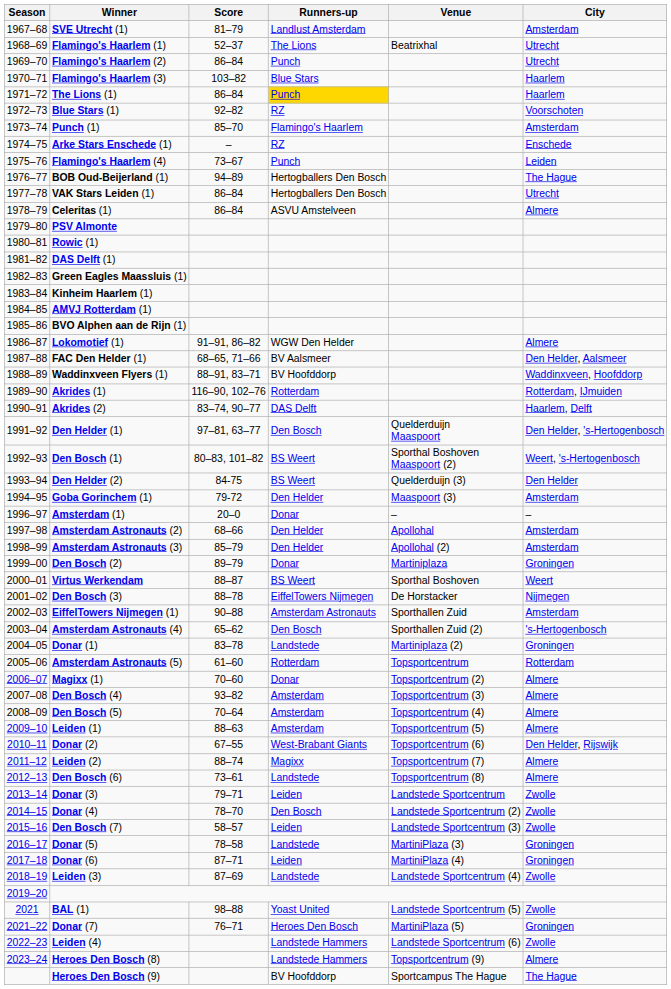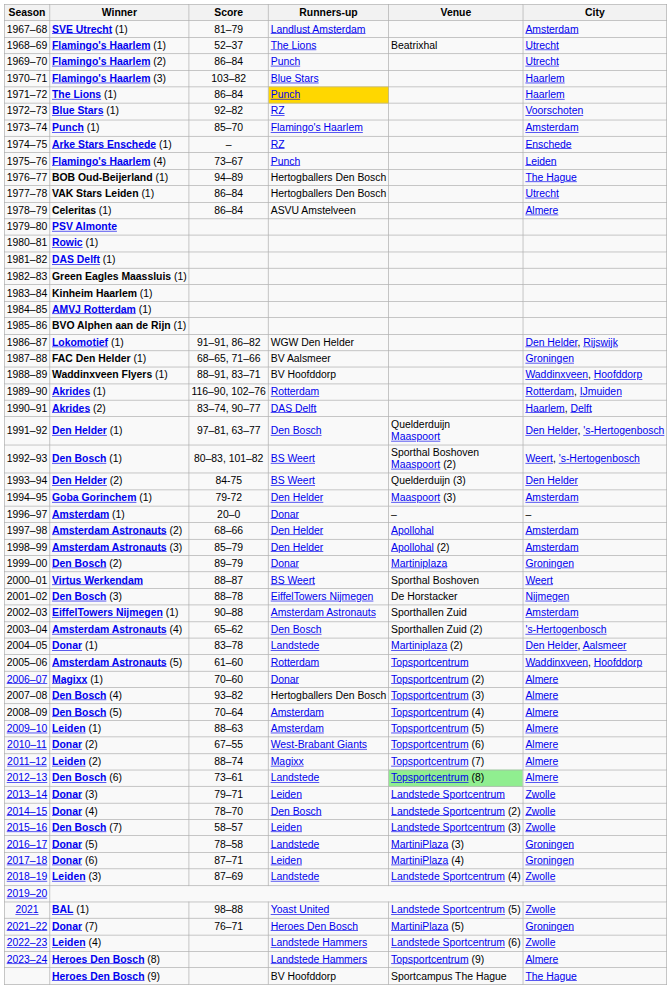(542, 342) Almere -> (572, 342) Den Helder, Rijswijk
(576, 359) Den Helder, Aalsmeer -> (550, 359) Groningen
(550, 646) Groningen -> (576, 646) Den Helder, Aalsmeer
(550, 662) Rotterdam -> (584, 662) Waddinxveen, Hoofddorp
(297, 695) Amsterdam -> (329, 695) Hertogballers Den Bosch
(572, 745) Den Helder, Rijswijk -> (542, 745) Almere
(438, 778) no background -> (438, 778) lightgreen background
